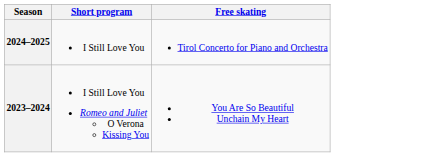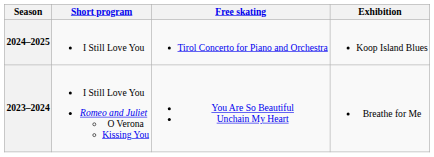+ column: (380, 12)
